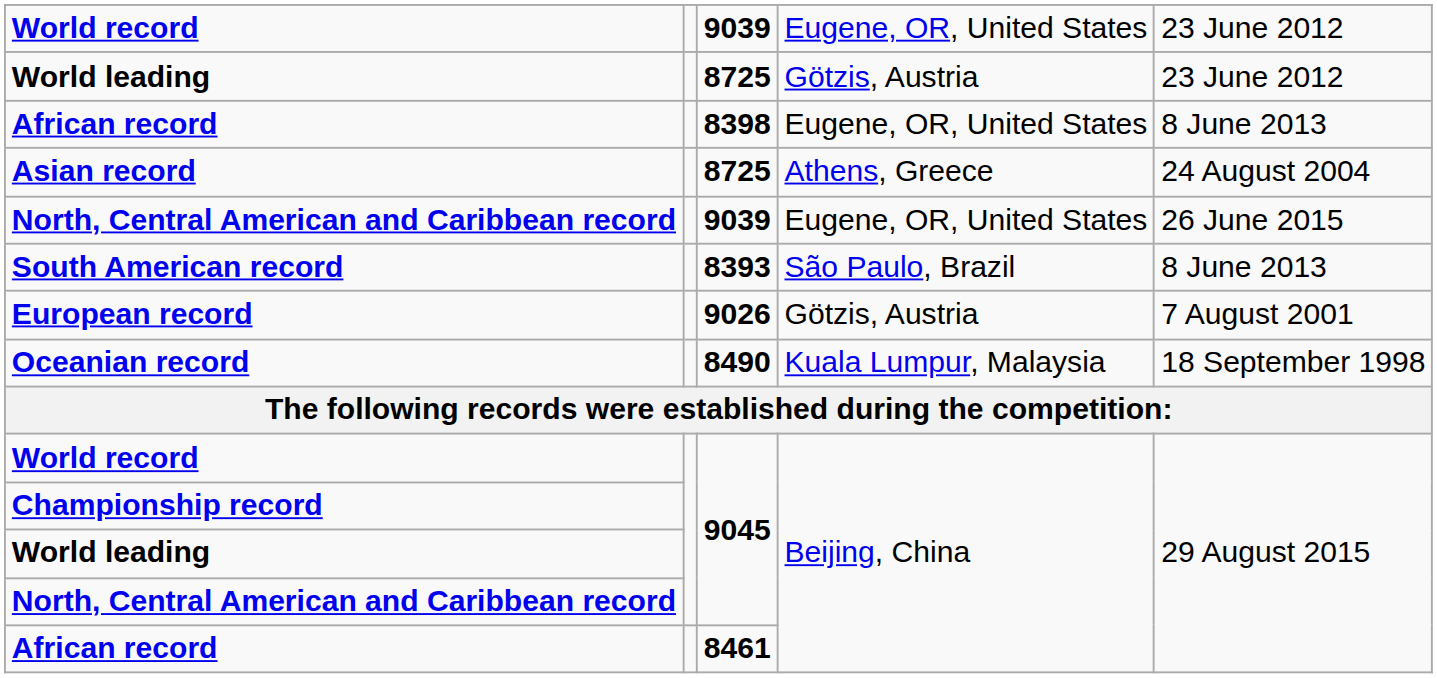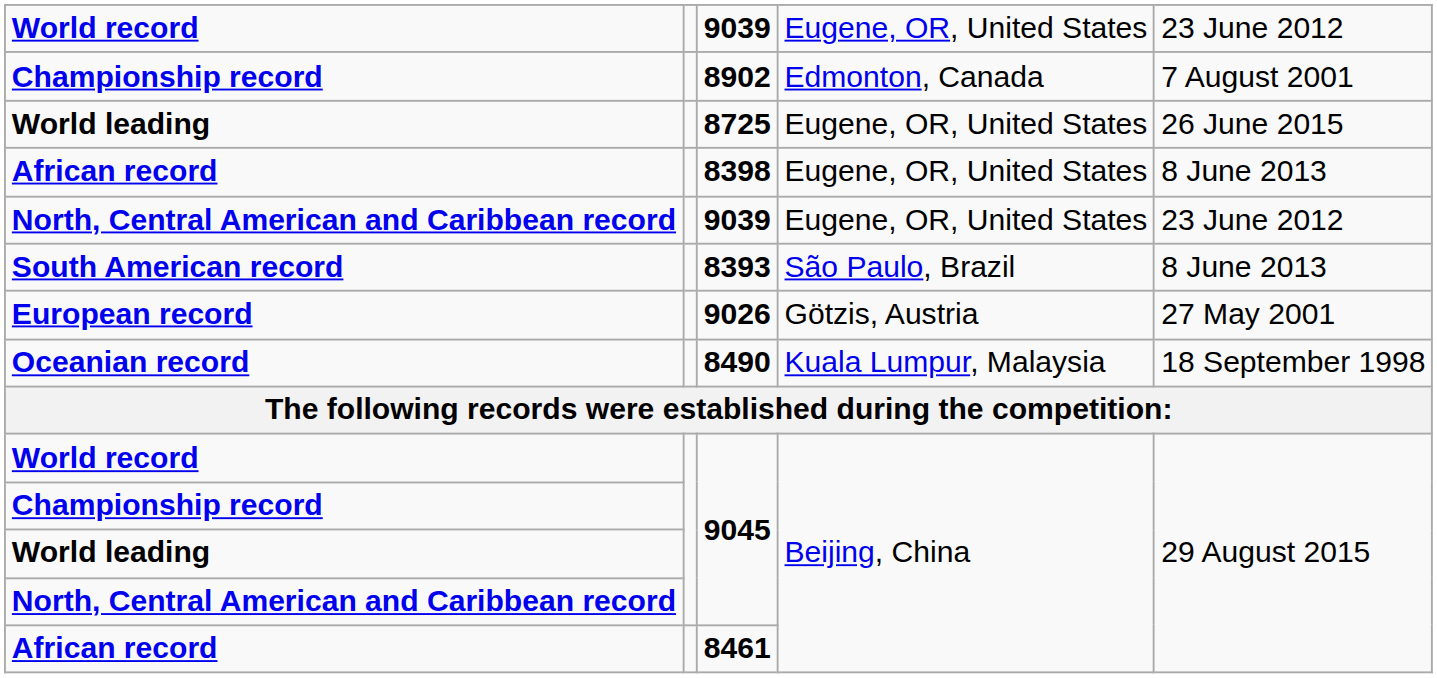+ row: (167, 76)
(881, 76) Götzis, Austria -> (966, 123) Eugene, OR, United States
(1252, 76) 23 June 2012 -> (1252, 123) 26 June 2015
- row: (104, 171)
(1252, 219) 26 June 2015 -> (1252, 219) 23 June 2012
(1257, 314) 7 August 2001 -> (1248, 314) 27 May 2001
